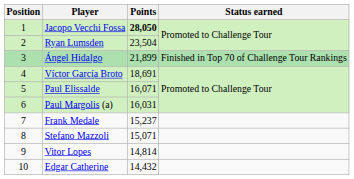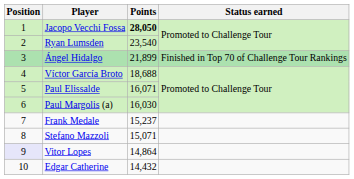(143, 43) 23,504 -> (143, 43) 23,540
(143, 74) 18,691 -> (143, 74) 18,688
(143, 105) 16,031 -> (143, 105) 16,030
(23, 151) no background -> (23, 151) lavender background
(143, 151) 14,814 -> (143, 151) 14,864
